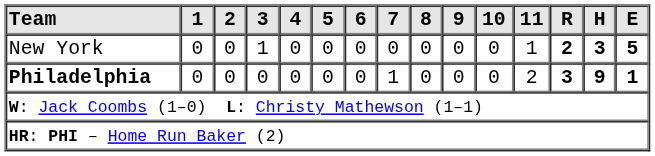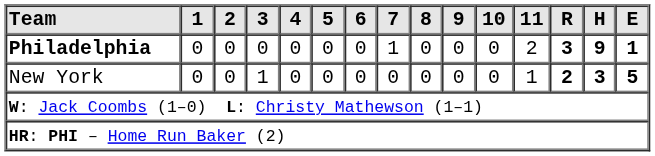rows swapped: (80, 78) <-> (56, 49)
